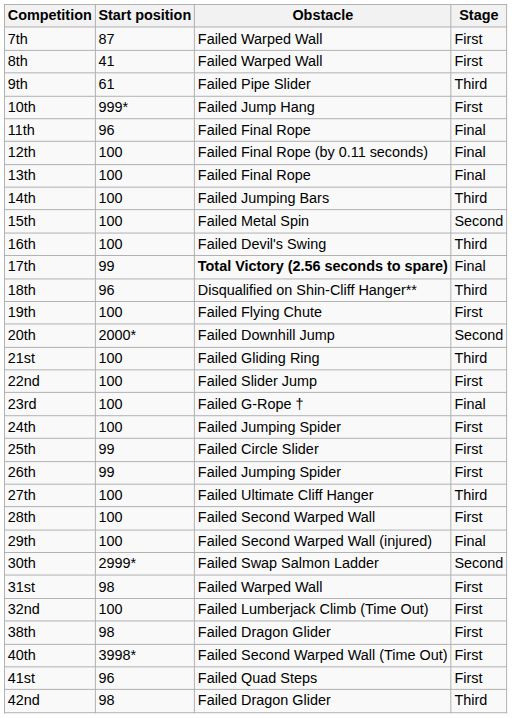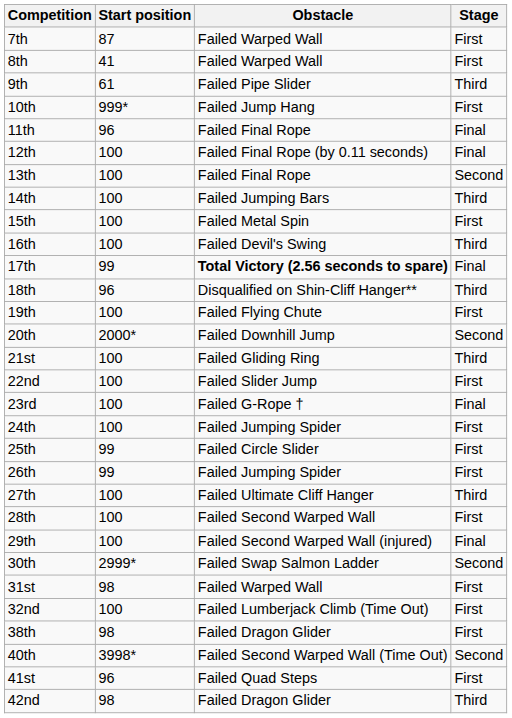(470, 175) Final -> (479, 175) Second
(479, 221) Second -> (468, 221) First
(468, 655) First -> (479, 655) Second
